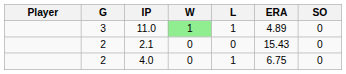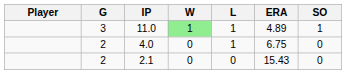(320, 28) 0 -> (320, 28) 1
rows swapped: (146, 61) <-> (146, 45)
